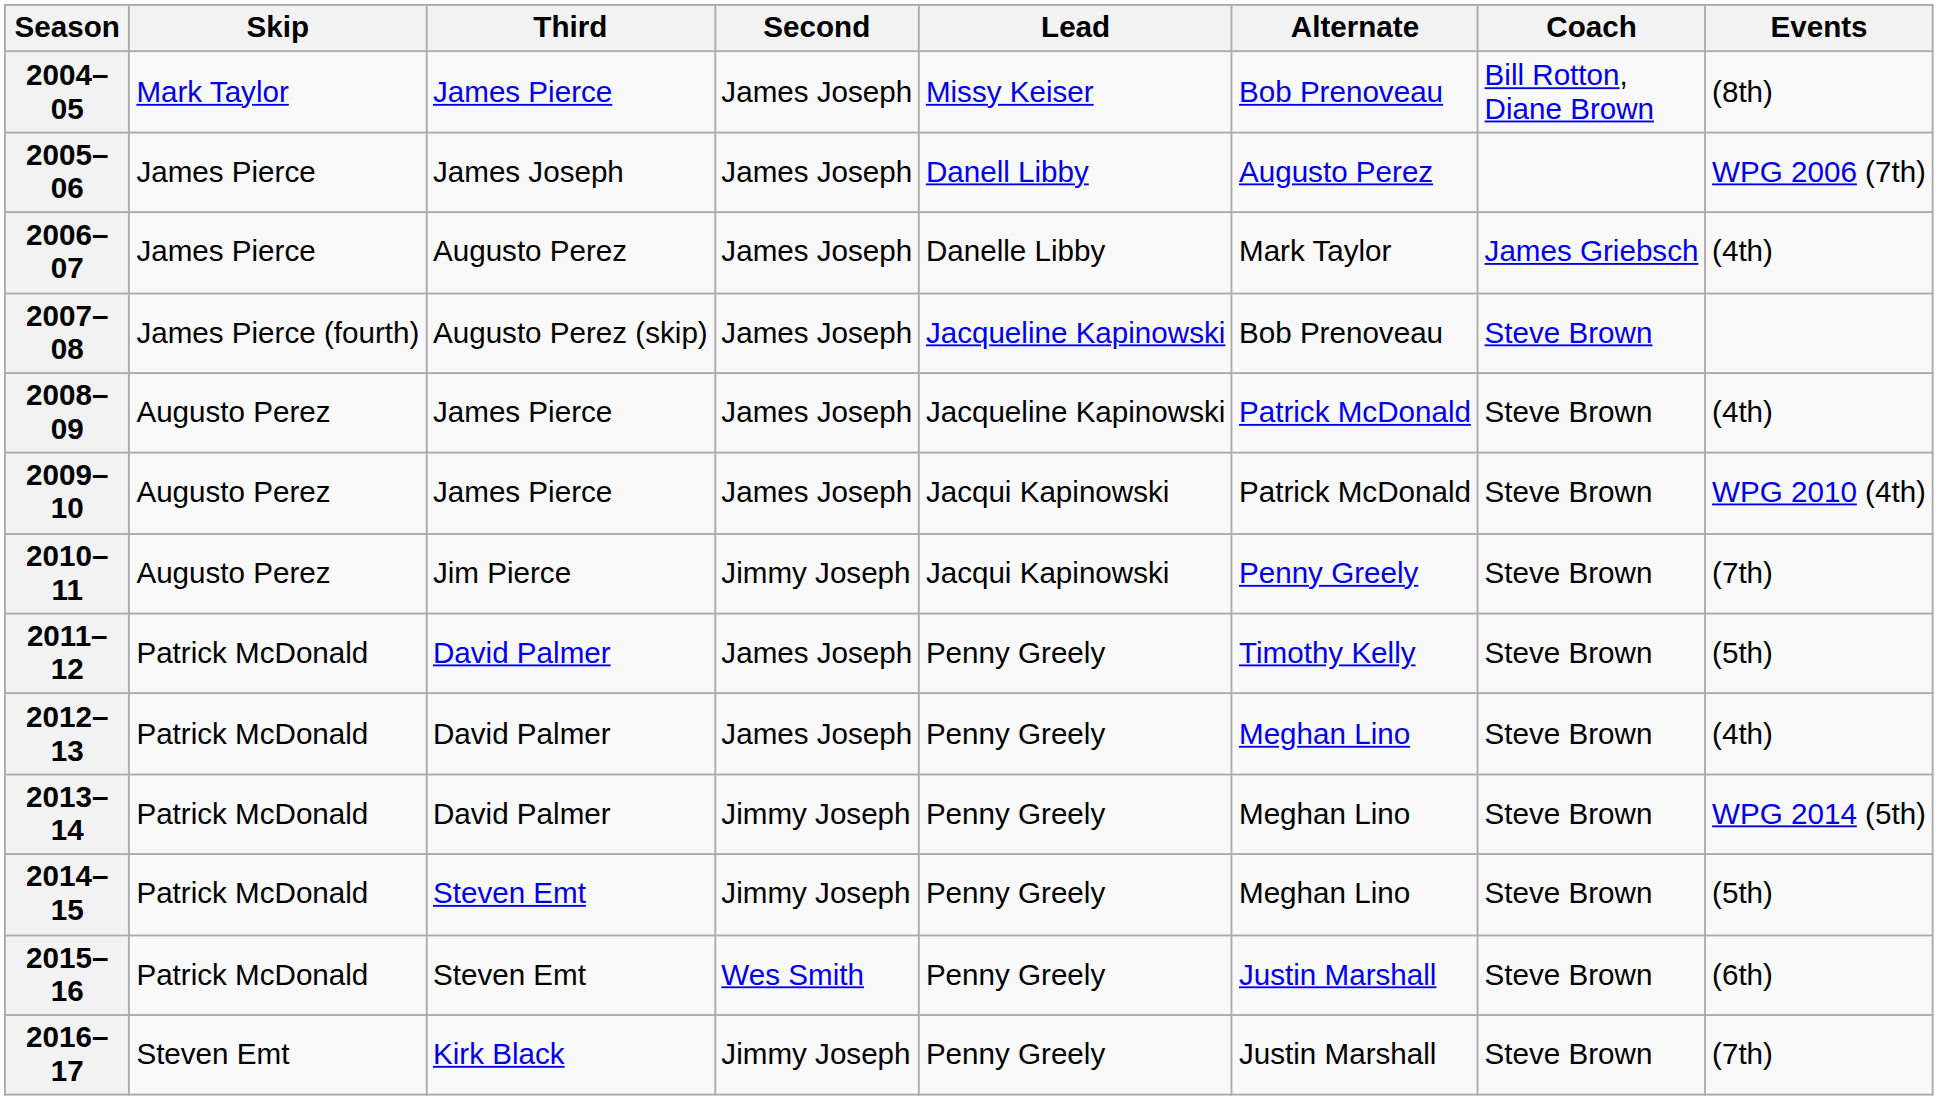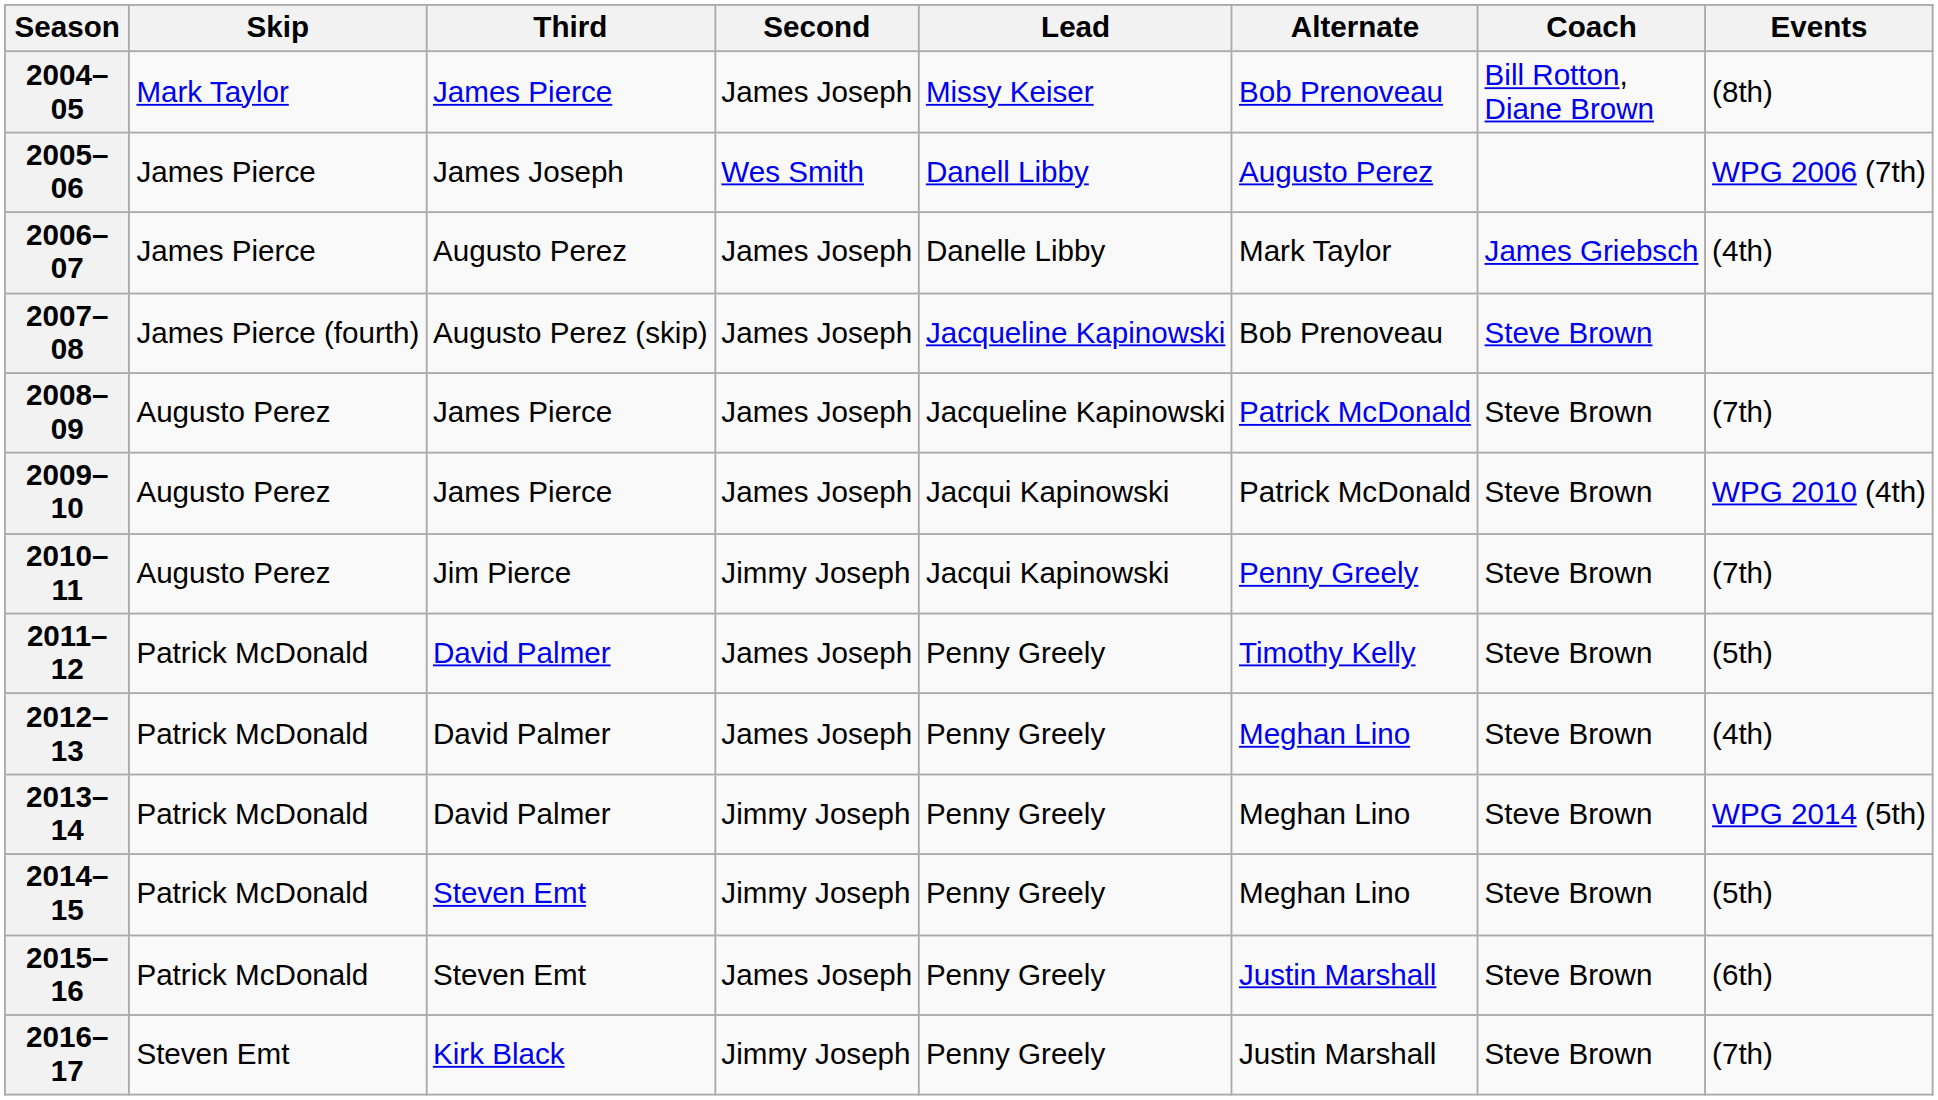(817, 171) James Joseph -> (793, 171) Wes Smith
(1743, 412) (4th) -> (1743, 412) (7th)
(793, 974) Wes Smith -> (817, 974) James Joseph
